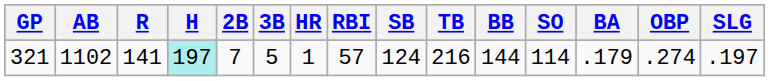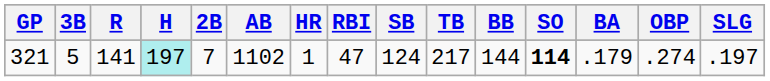columns swapped: (86, 23) <-> (272, 23)
(352, 58) 57 -> (352, 58) 47
(451, 58) 216 -> (451, 58) 217
(550, 58) normal -> (550, 58) bold
